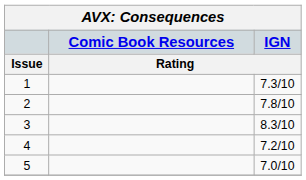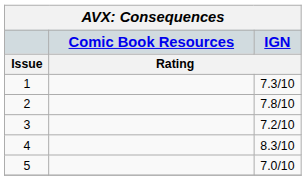(277, 125) 8.3/10 -> (277, 125) 7.2/10
(277, 145) 7.2/10 -> (277, 145) 8.3/10
